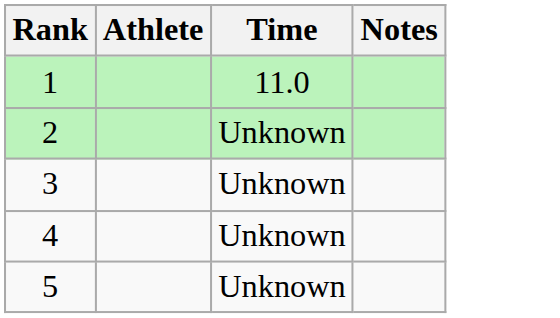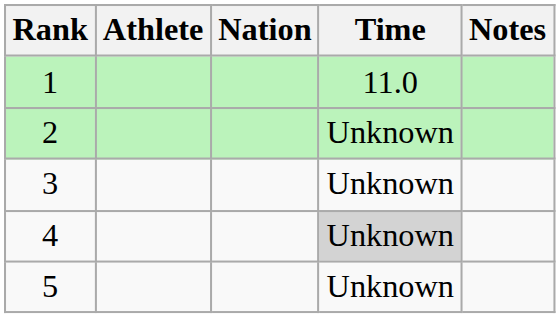+ column: (265, 30)
(282, 235) no background -> (390, 235) lightgrey background
